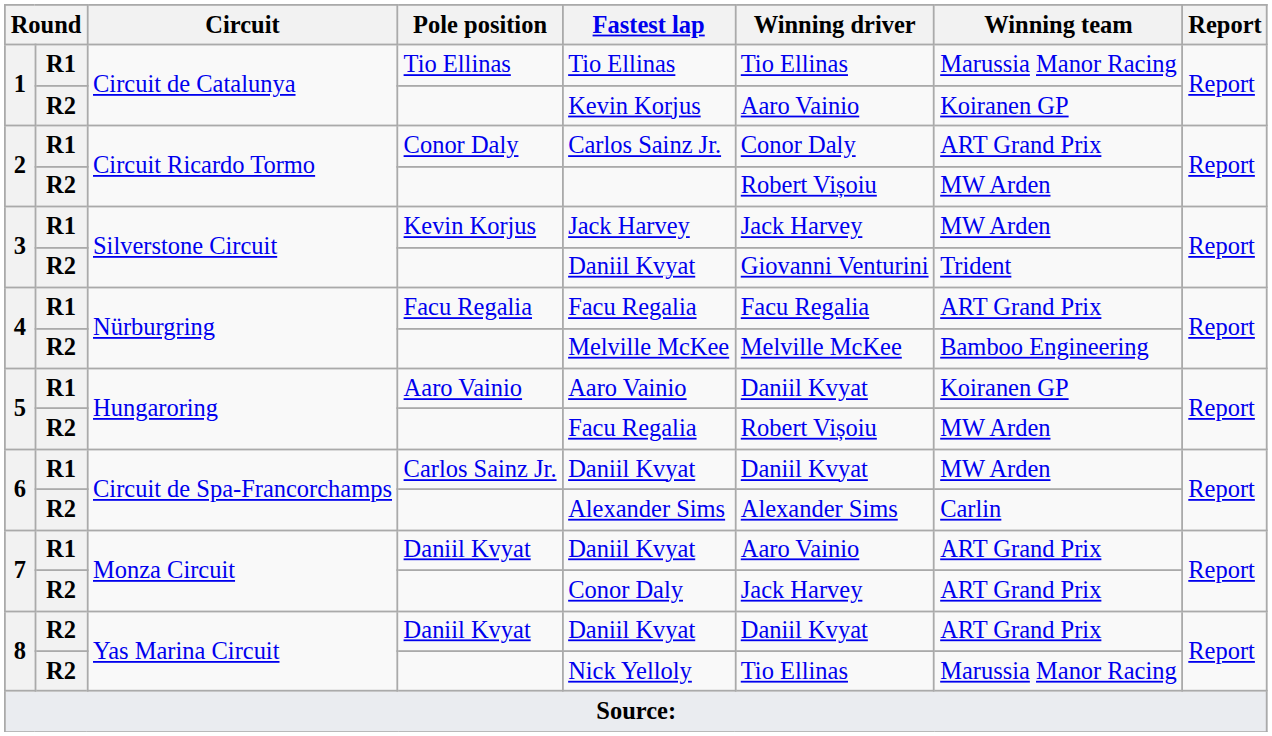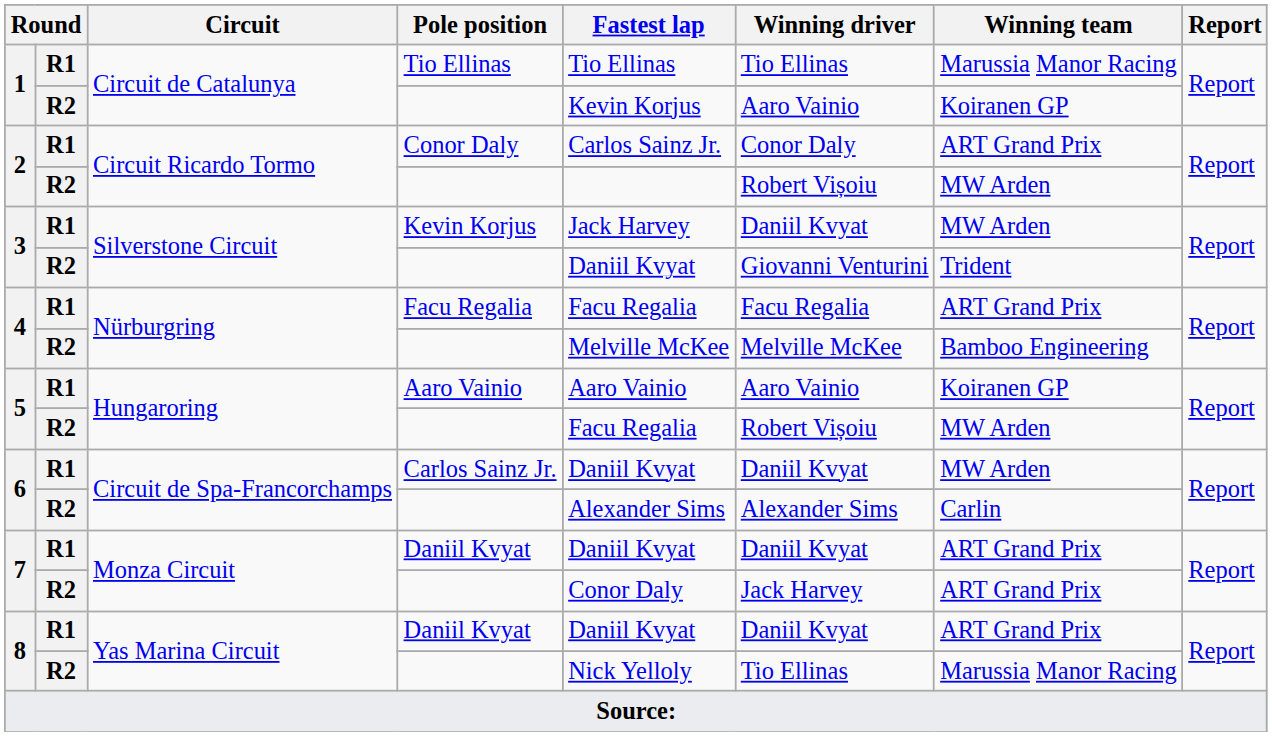(802, 226) Jack Harvey -> (804, 226) Daniil Kvyat
(804, 387) Daniil Kvyat -> (800, 387) Aaro Vainio
(800, 549) Aaro Vainio -> (804, 549) Daniil Kvyat
(61, 630) R2 -> (61, 630) R1
